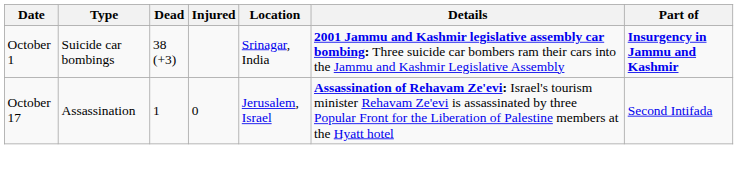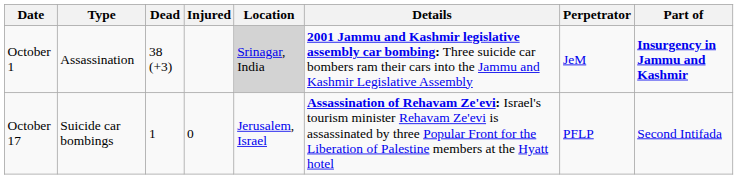+ column: (597, 15)
(92, 51) Suicide car bombings -> (97, 59) Assassination
(266, 51) no background -> (261, 59) lightgrey background
(98, 110) Assassination -> (90, 133) Suicide car bombings
